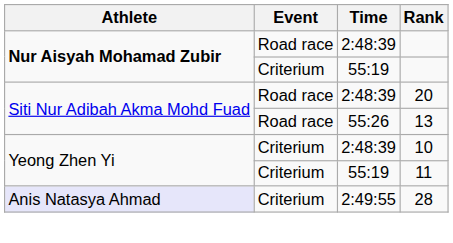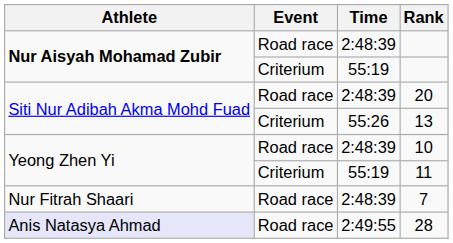(296, 122) Road race -> (291, 122) Criterium
(291, 148) Criterium -> (296, 148) Road race
+ row: (369, 199)
(291, 199) Criterium -> (296, 225) Road race
